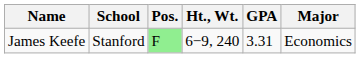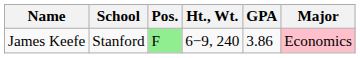(260, 40) 3.31 -> (260, 40) 3.86
(318, 40) no background -> (318, 40) pink background
